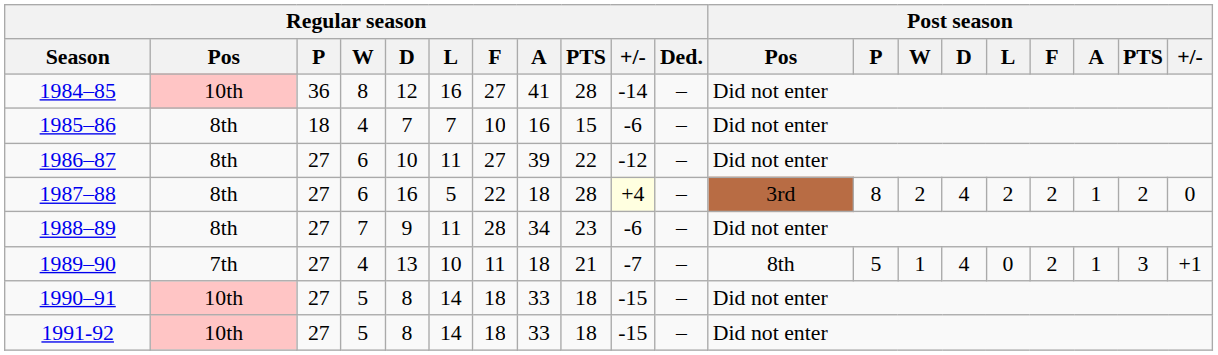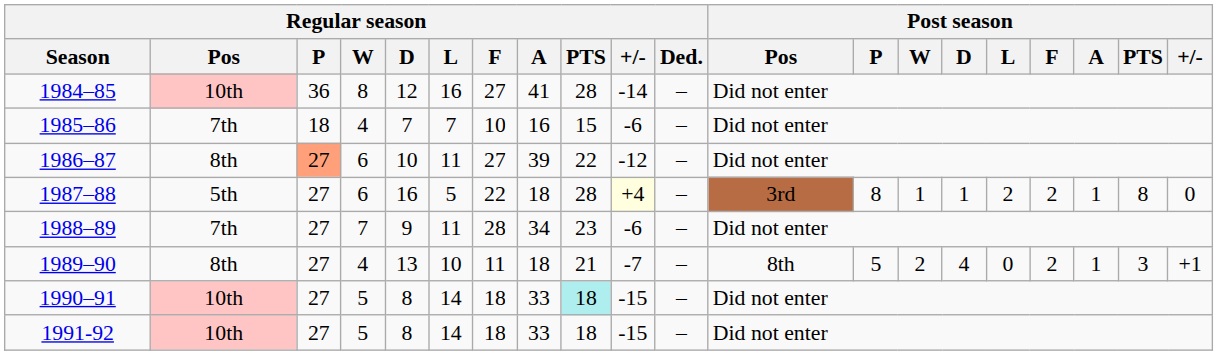(224, 125) 8th -> (224, 125) 7th
(319, 159) no background -> (319, 159) lightsalmon background
(224, 194) 8th -> (224, 194) 5th
(920, 194) 2 -> (920, 194) 1
(964, 194) 4 -> (964, 194) 1
(1143, 194) 2 -> (1143, 194) 8
(224, 228) 8th -> (224, 228) 7th
(224, 263) 7th -> (224, 263) 8th
(920, 263) 1 -> (920, 263) 2
(586, 297) no background -> (586, 297) paleturquoise background
